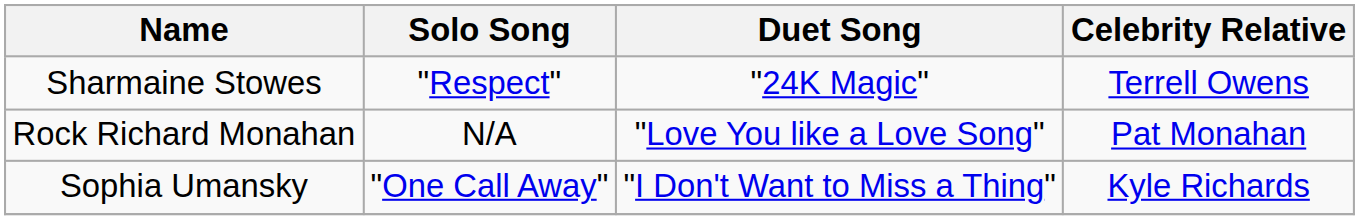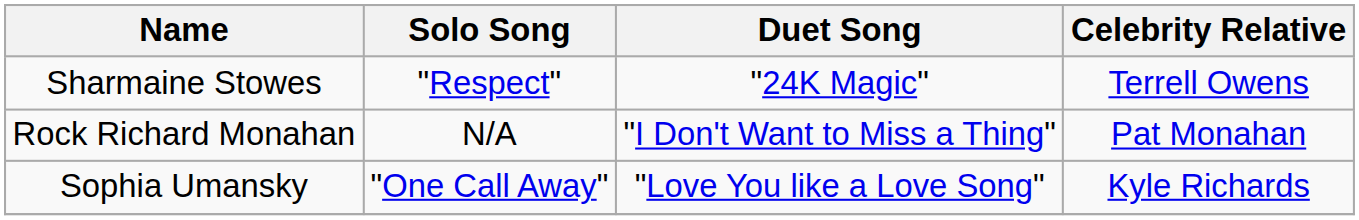(840, 134) "Love You like a Love Song" -> (840, 134) "I Don't Want to Miss a Thing"
(840, 186) "I Don't Want to Miss a Thing" -> (840, 186) "Love You like a Love Song"
